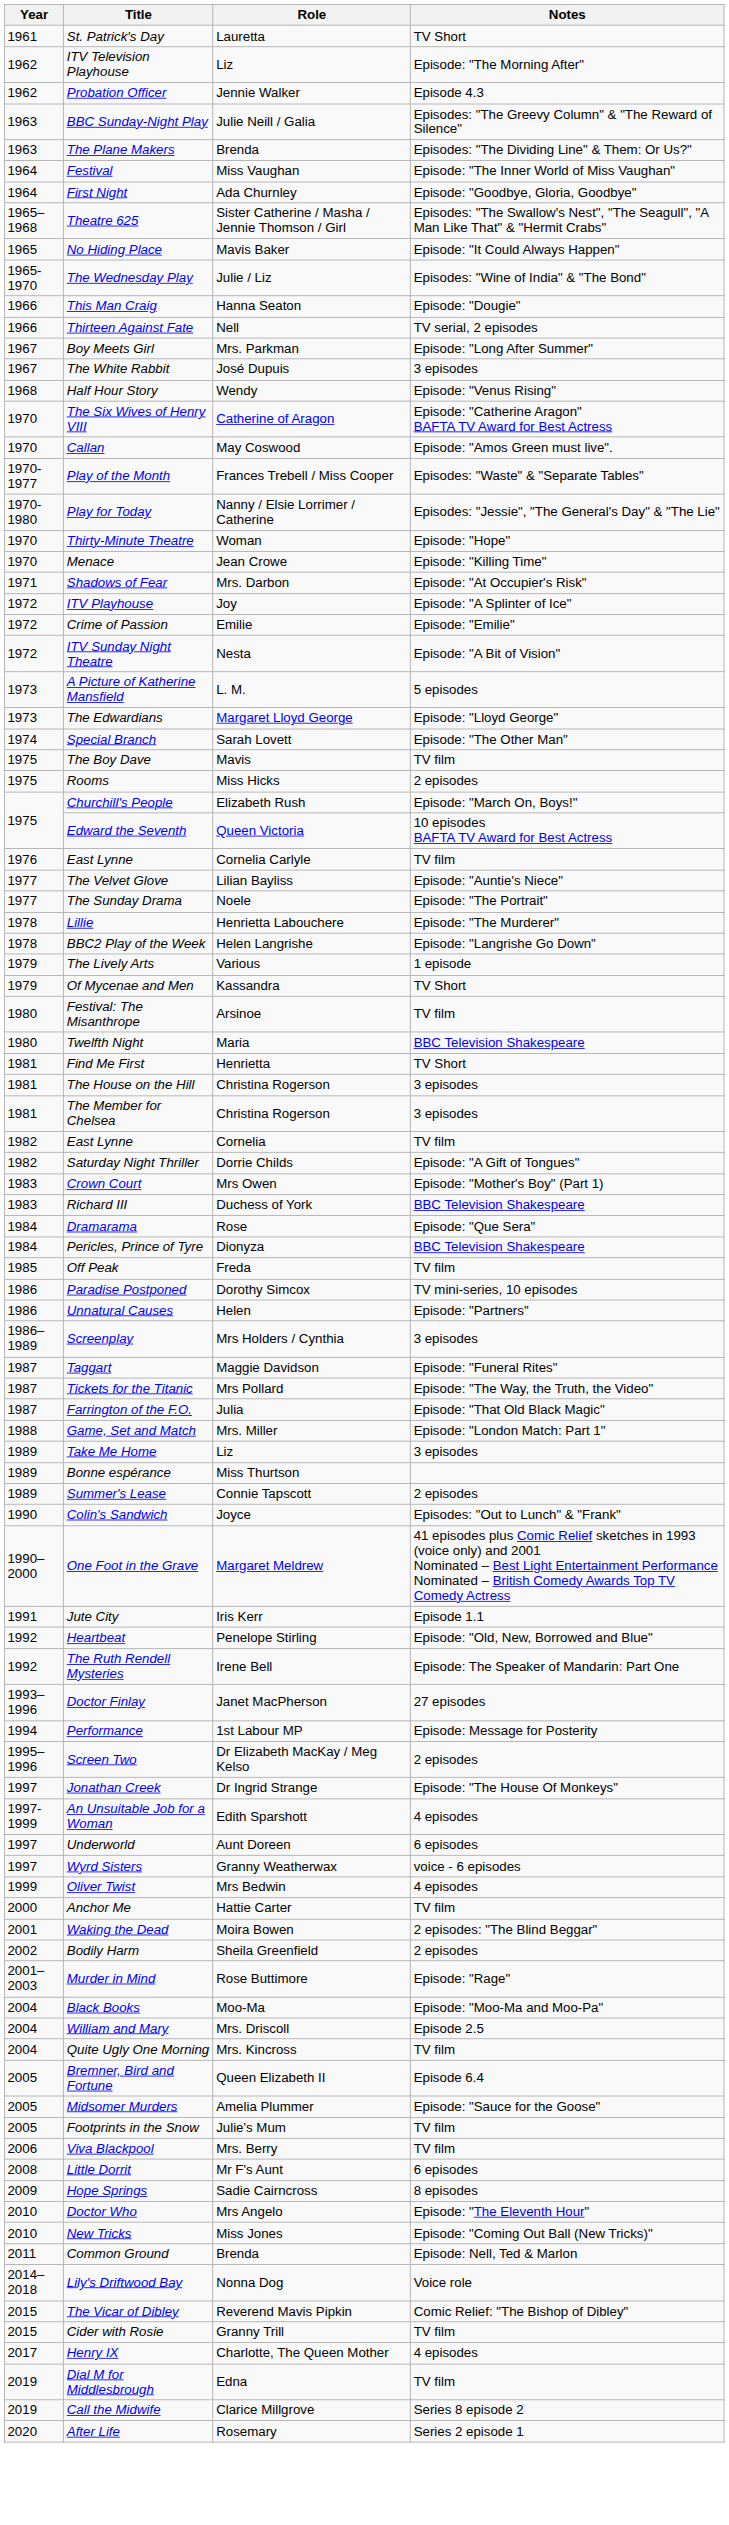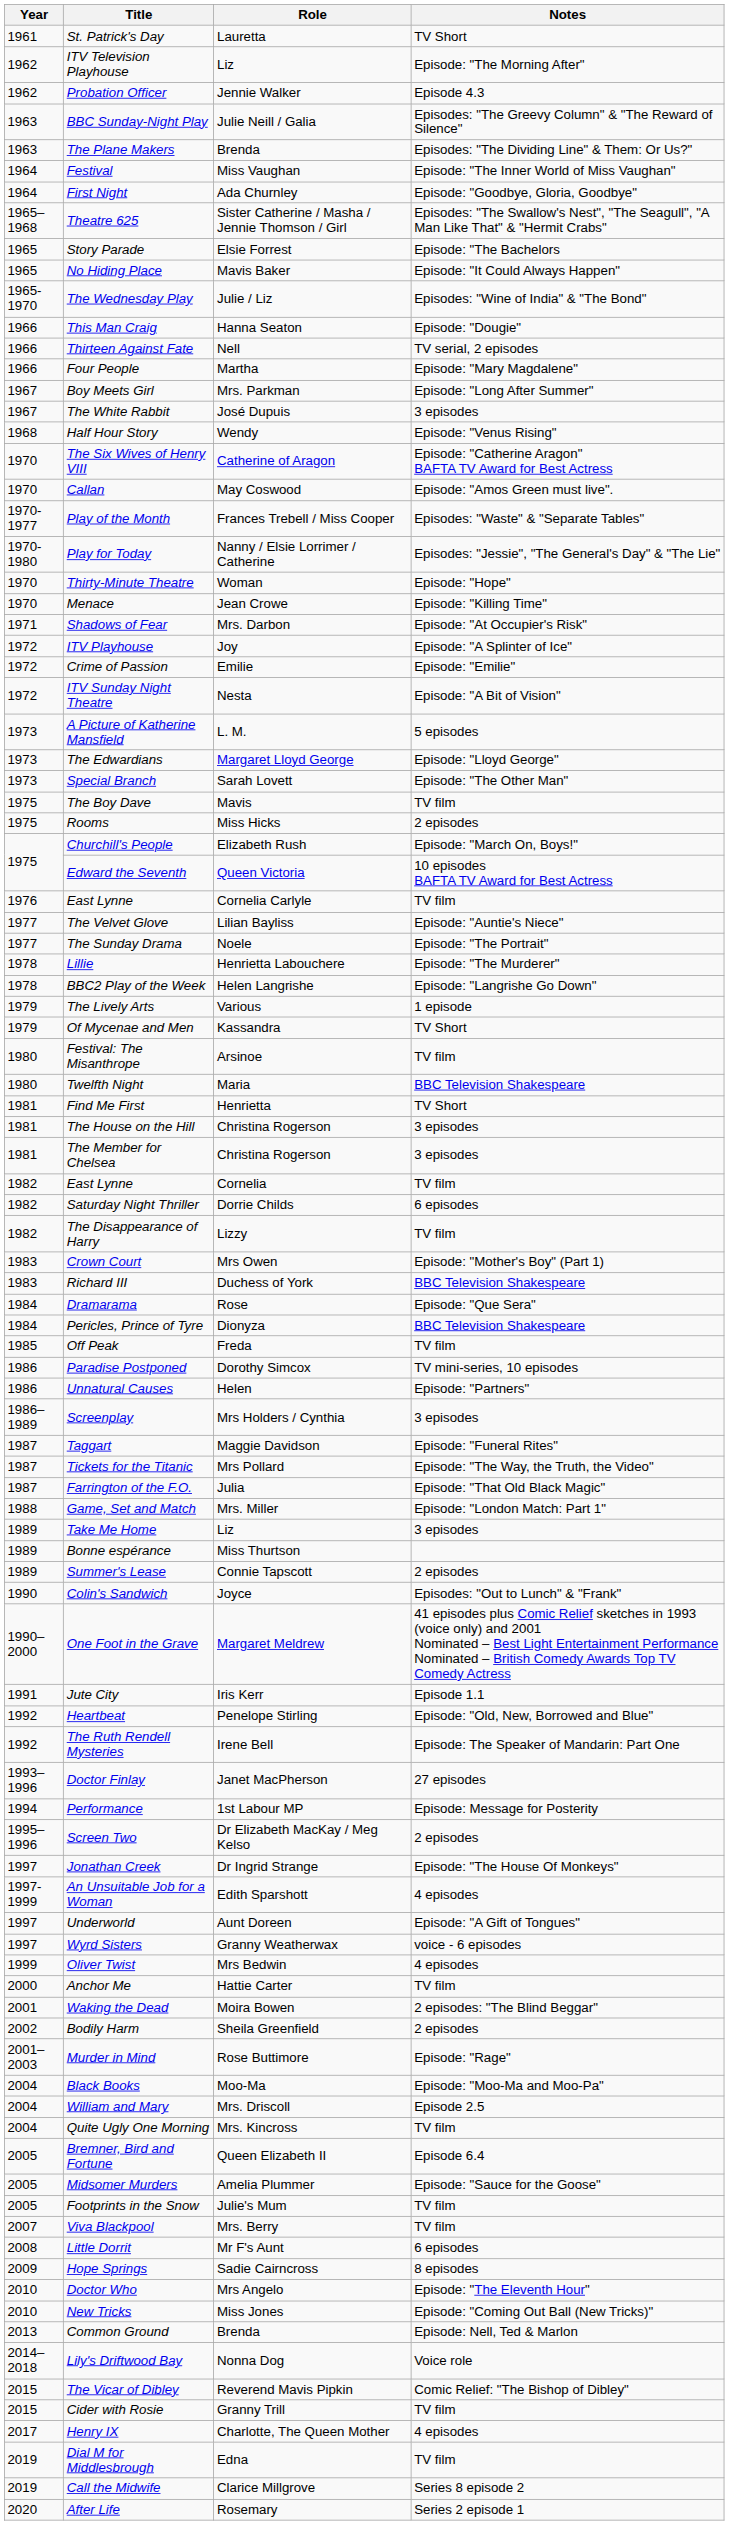+ row: (105, 249)
+ row: (103, 369)
(22, 739) 1974 -> (22, 781) 1973
(497, 1163) Episode: "A Gift of Tongues" -> (446, 1205) 6 episodes
+ row: (132, 1233)
(446, 1845) 6 episodes -> (497, 1923) Episode: "A Gift of Tongues"
(22, 2148) 2006 -> (22, 2226) 2007
(22, 2254) 2011 -> (22, 2332) 2013
